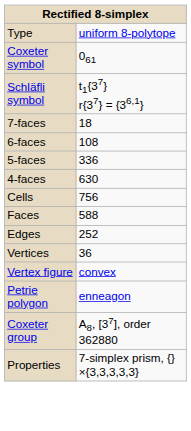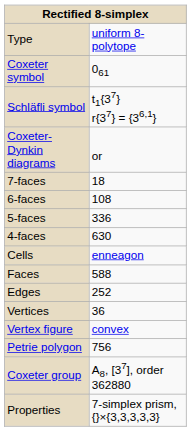+ row: (31, 149)
(89, 197) 756 -> (118, 255) enneagon
(105, 296) enneagon -> (101, 348) 756
